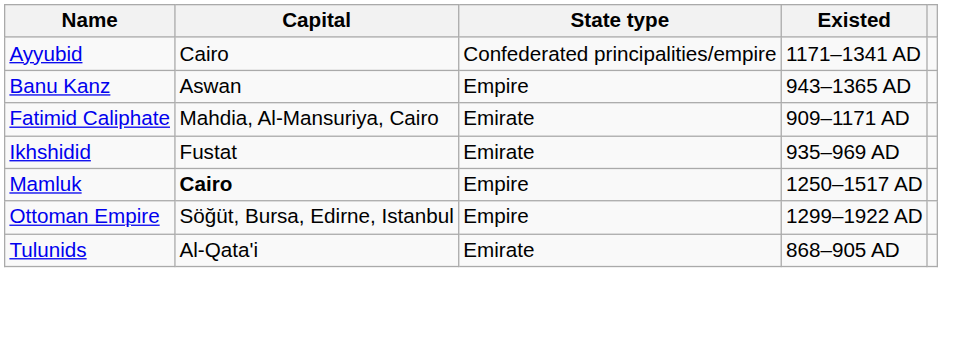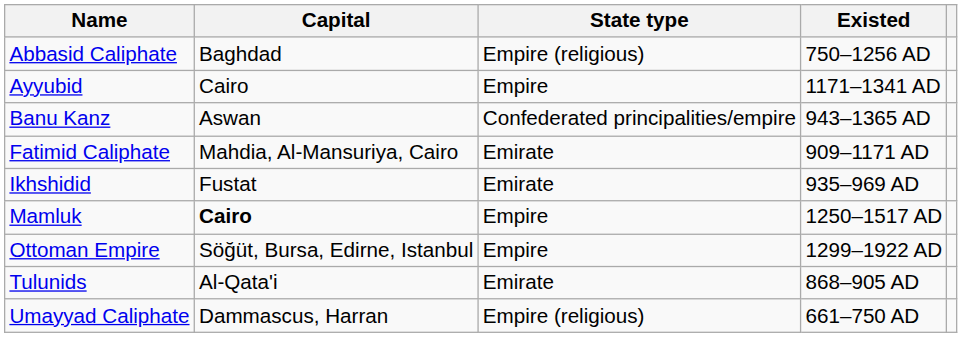+ row: (93, 53)
(620, 53) Confederated principalities/empire -> (515, 86) Empire
(496, 86) Empire -> (639, 119) Confederated principalities/empire
+ row: (99, 315)
